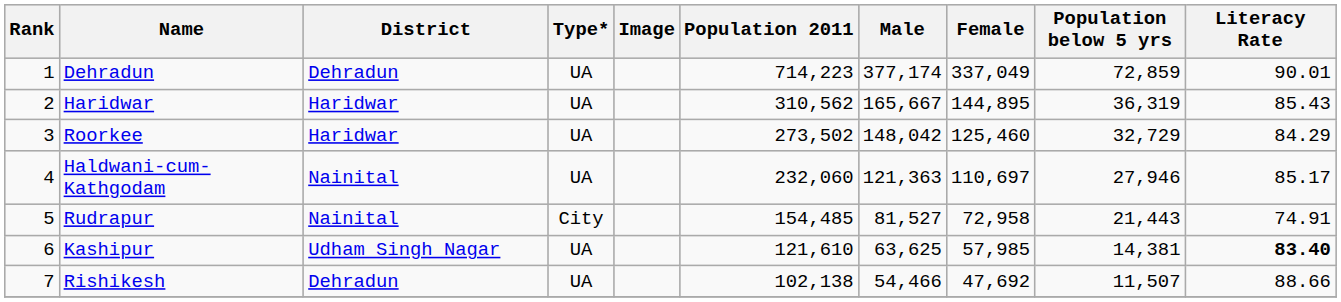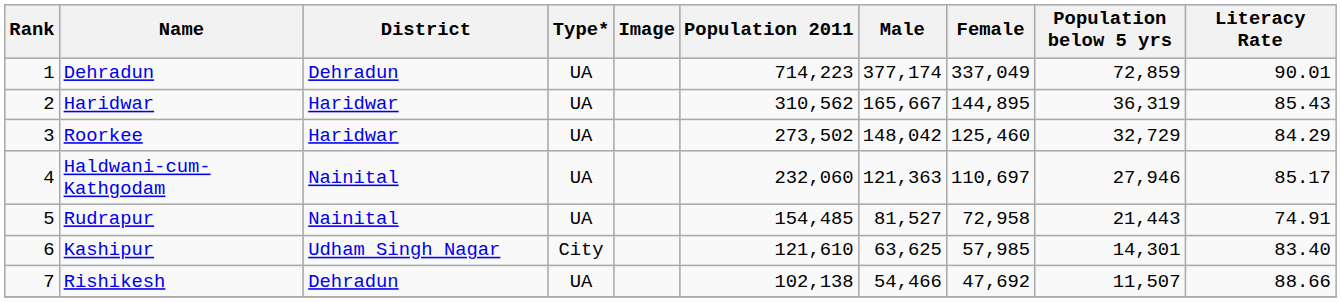(581, 220) City -> (581, 220) UA
(581, 251) UA -> (581, 251) City
(1147, 251) 14,381 -> (1147, 251) 14,301
(1303, 251) bold -> (1303, 251) normal
